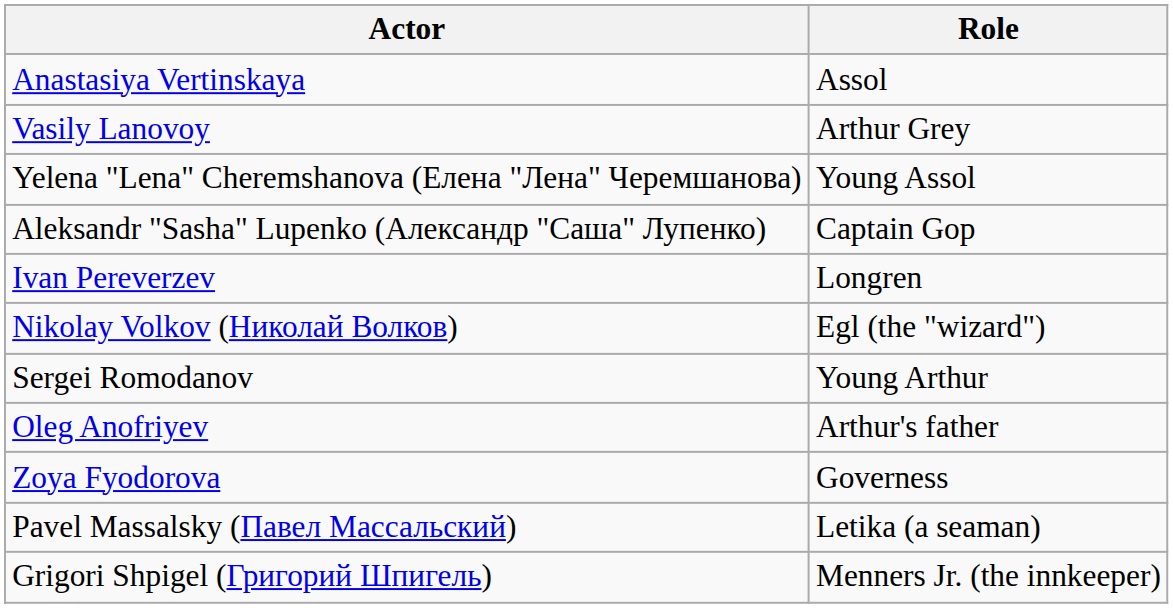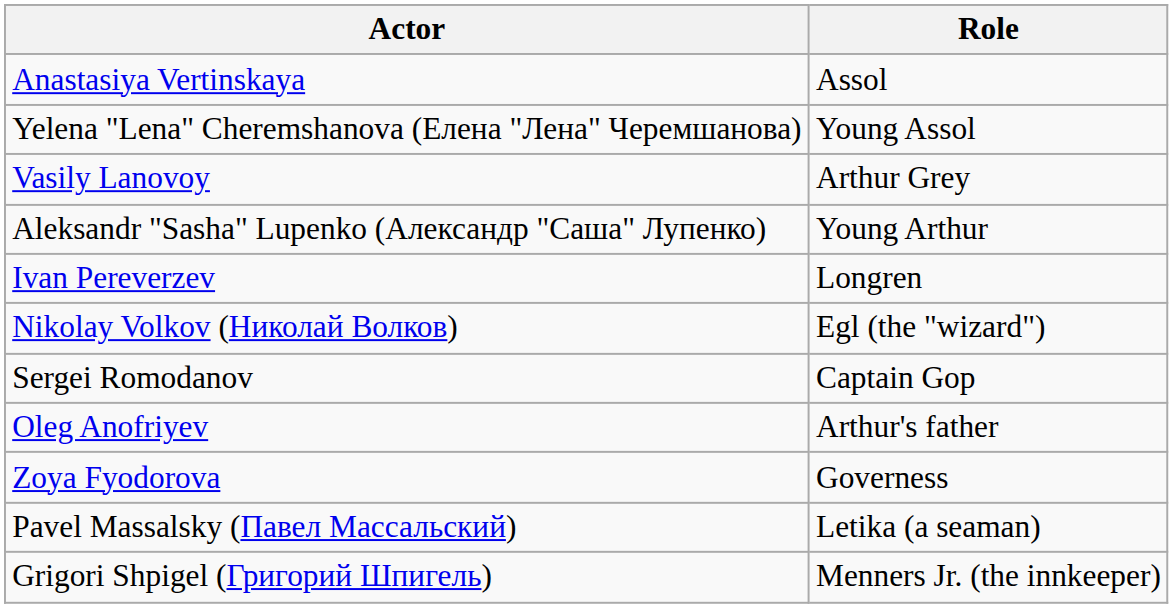rows swapped: (111, 128) <-> (407, 178)
(896, 228) Captain Gop -> (902, 228) Young Arthur
(902, 377) Young Arthur -> (896, 377) Captain Gop
